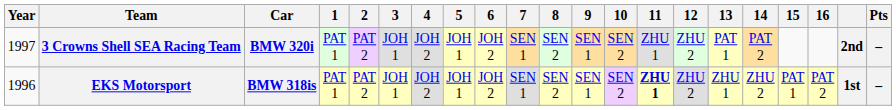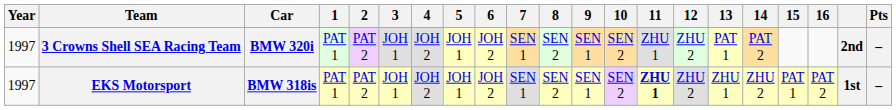(22, 86) 1996 -> (22, 86) 1997
